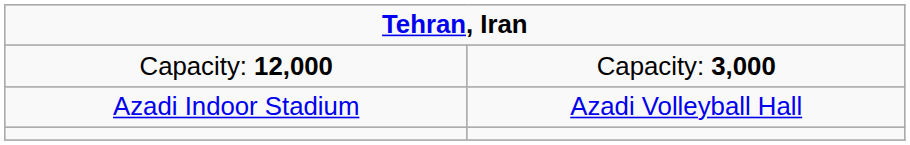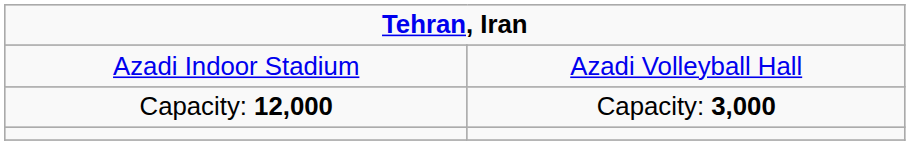rows swapped: (236, 106) <-> (236, 65)
